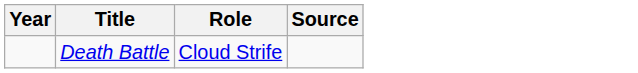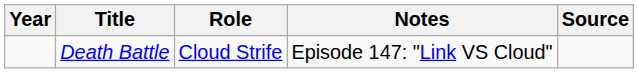+ column: (422, 20)
